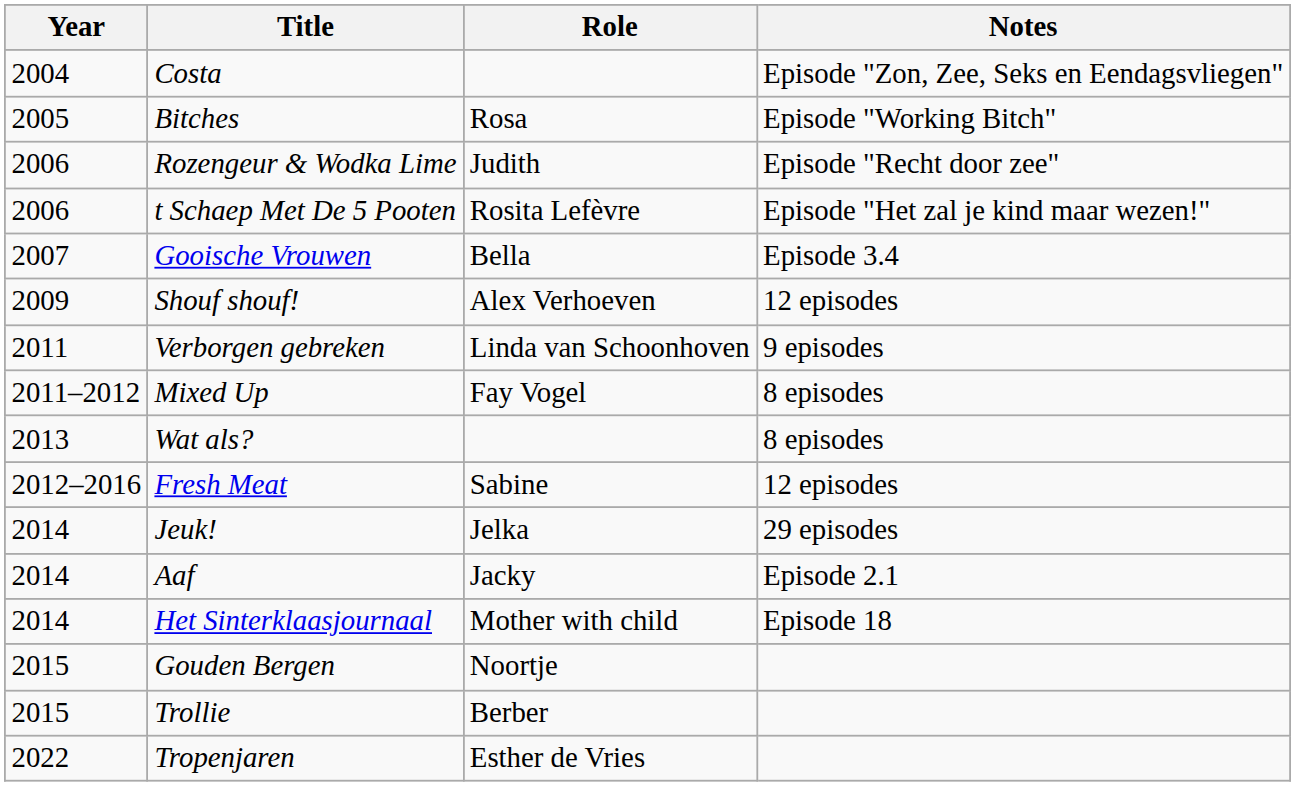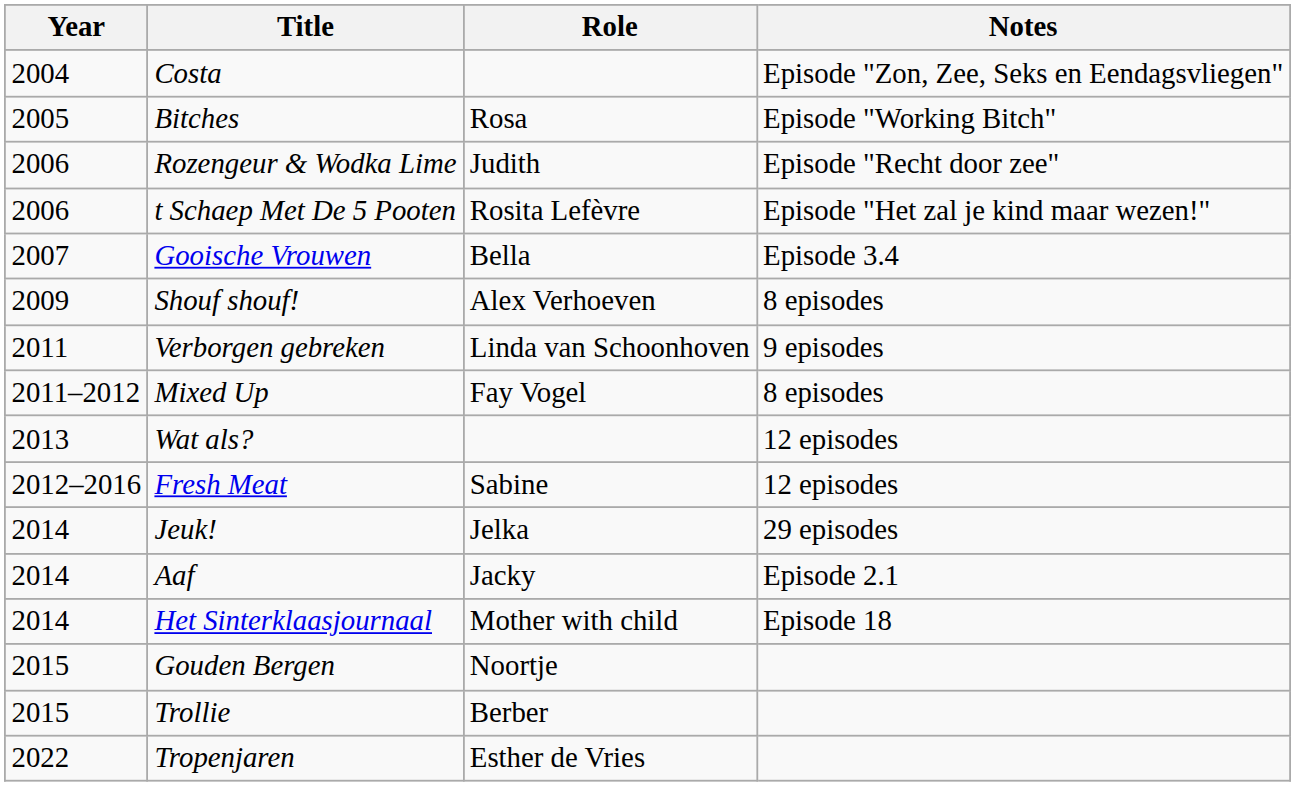(831, 301) 12 episodes -> (823, 301) 8 episodes
(823, 438) 8 episodes -> (831, 438) 12 episodes
